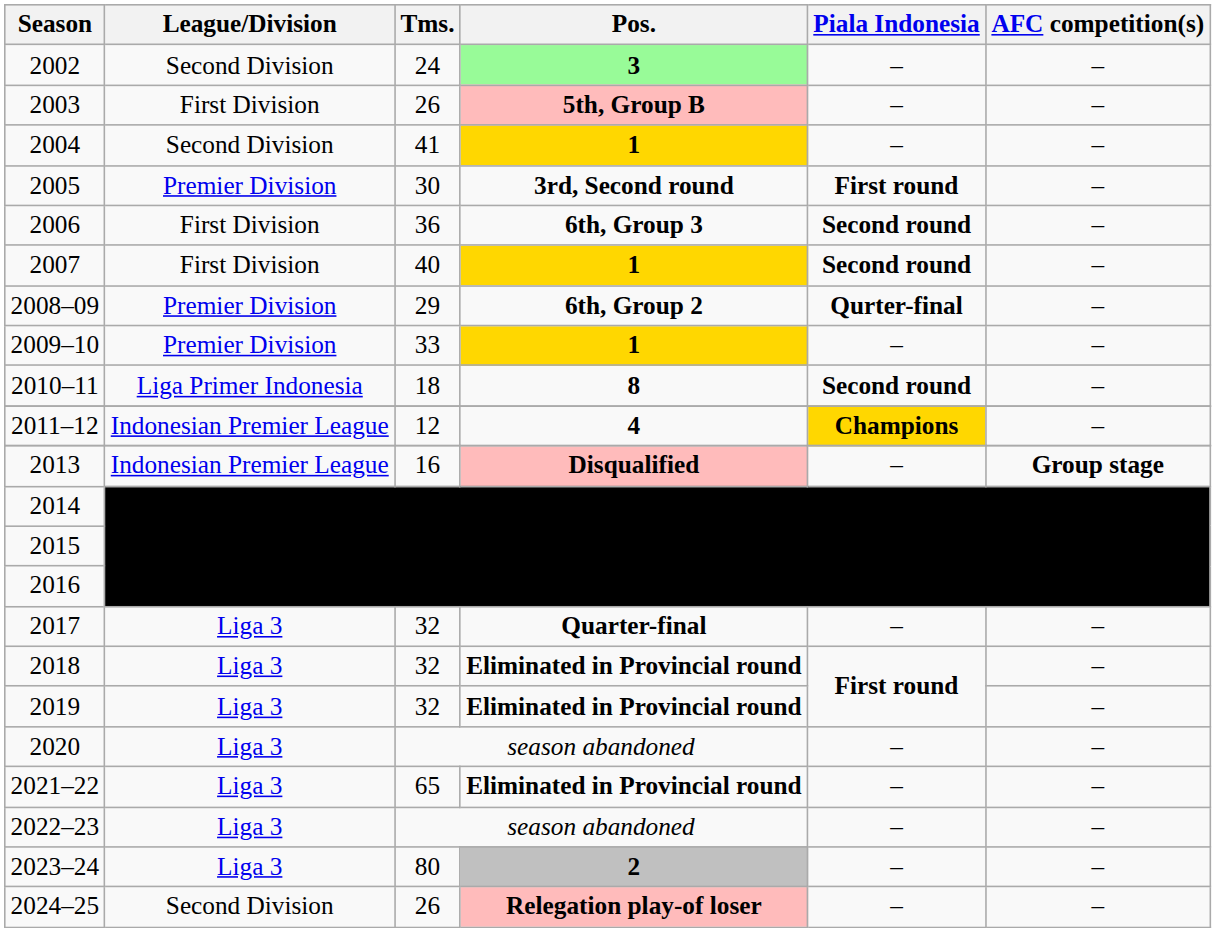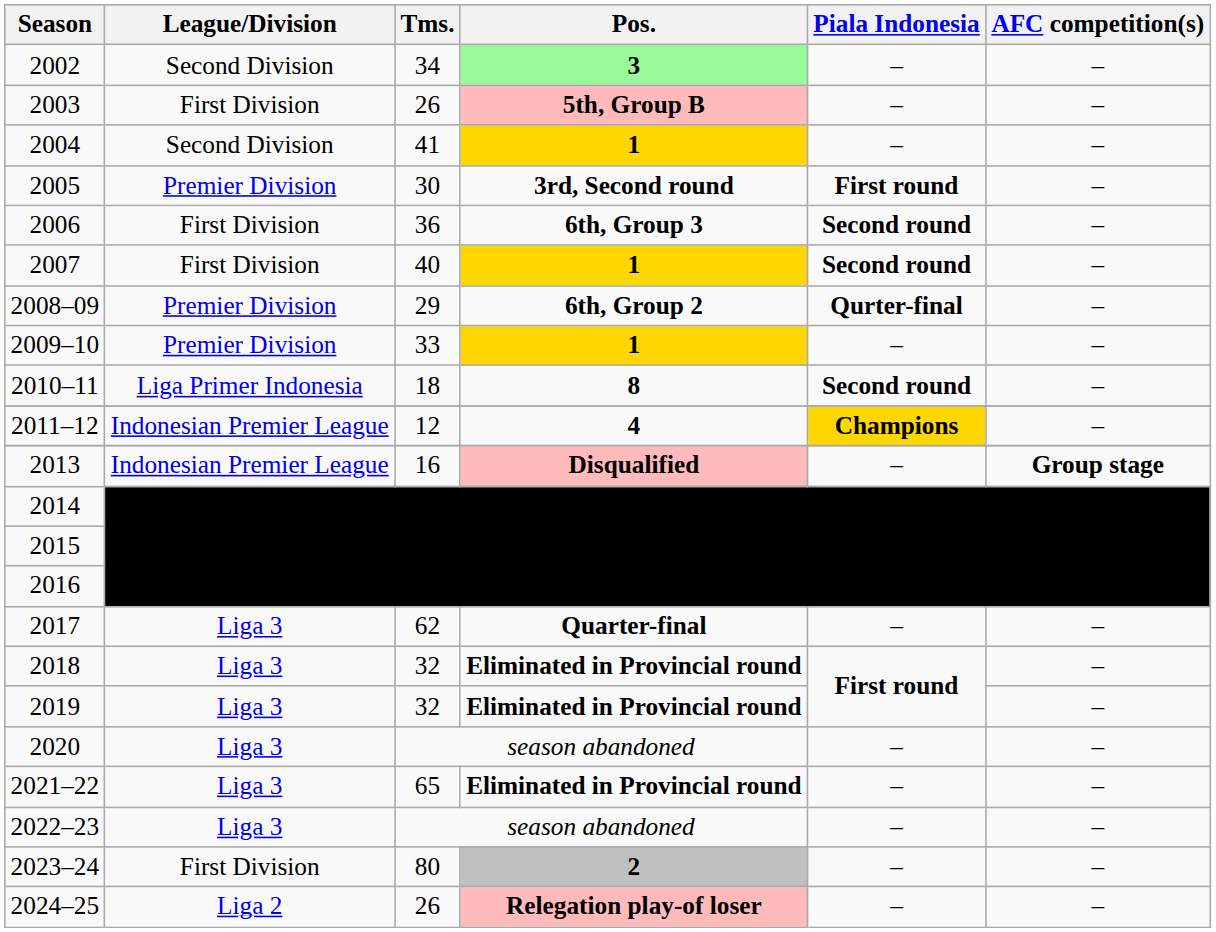(427, 64) 24 -> (427, 64) 34
(427, 625) 32 -> (427, 625) 62
(250, 866) Liga 3 -> (250, 866) First Division
(250, 906) Second Division -> (250, 906) Liga 2
